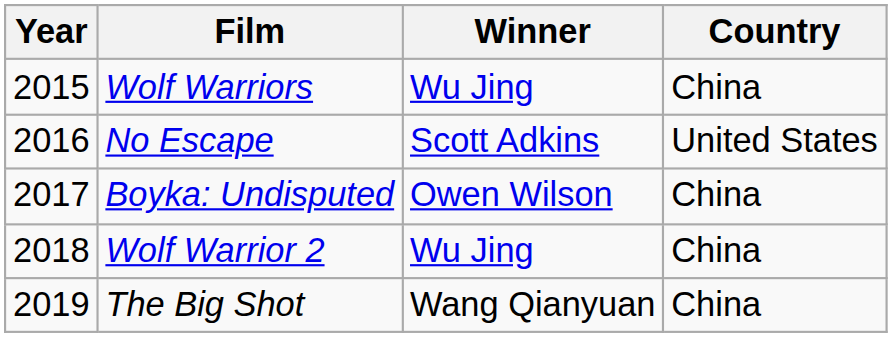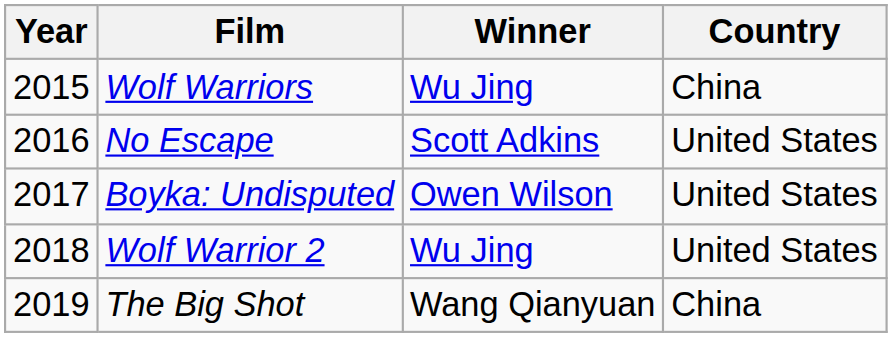(716, 195) China -> (775, 195) United States
(716, 250) China -> (775, 250) United States
